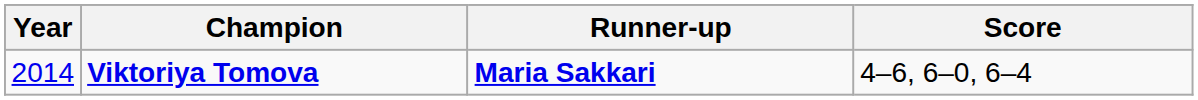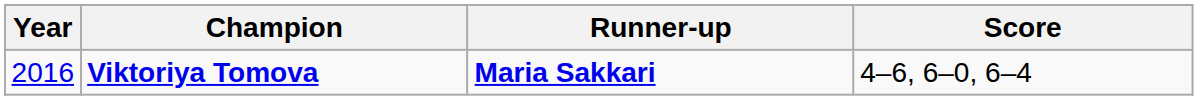(43, 72) 2014 -> (43, 72) 2016
